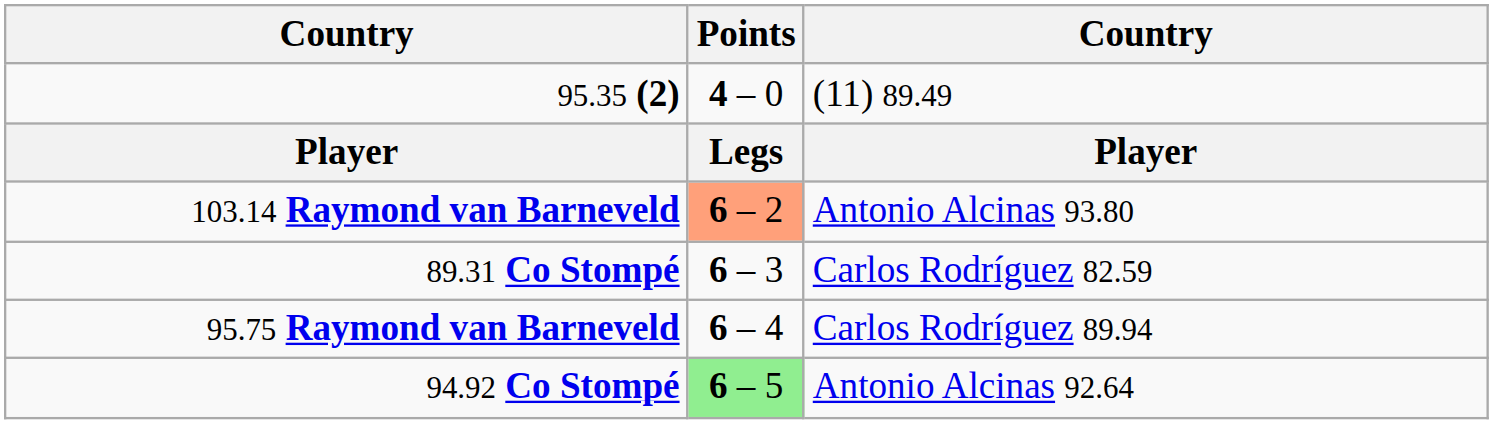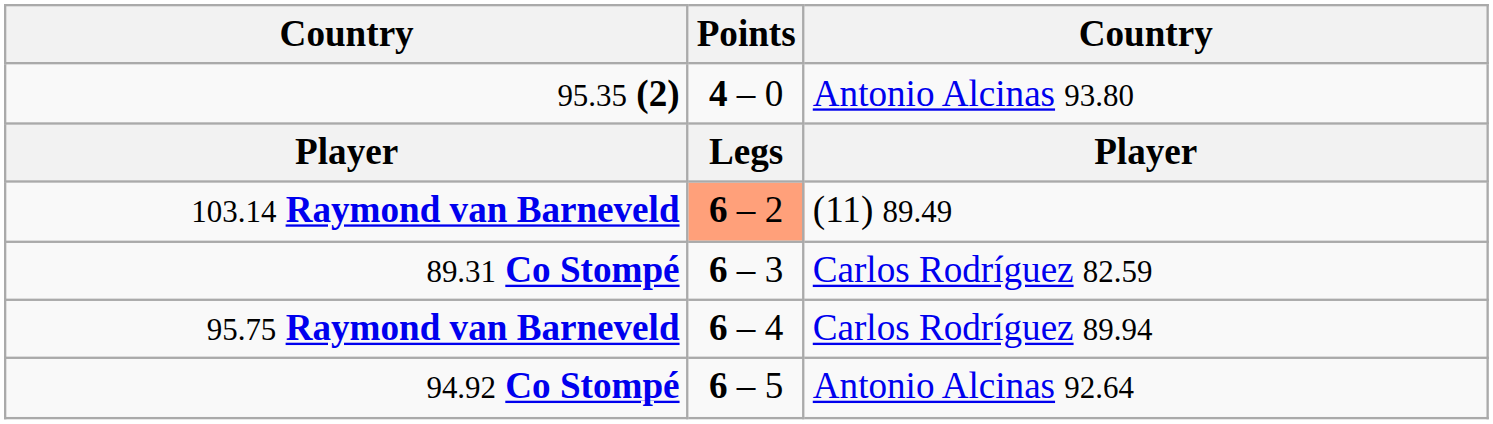(882, 92) (11) 89.49 -> (973, 92) Antonio Alcinas 93.80
(973, 210) Antonio Alcinas 93.80 -> (882, 210) (11) 89.49
(746, 387) lightgreen background -> (746, 387) no background
